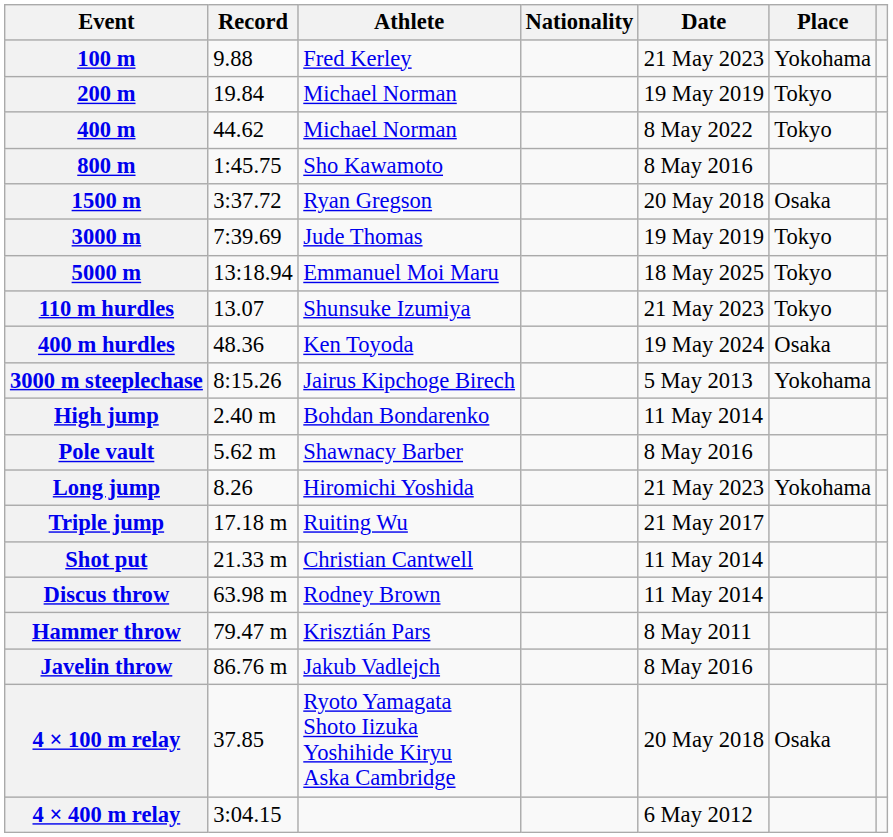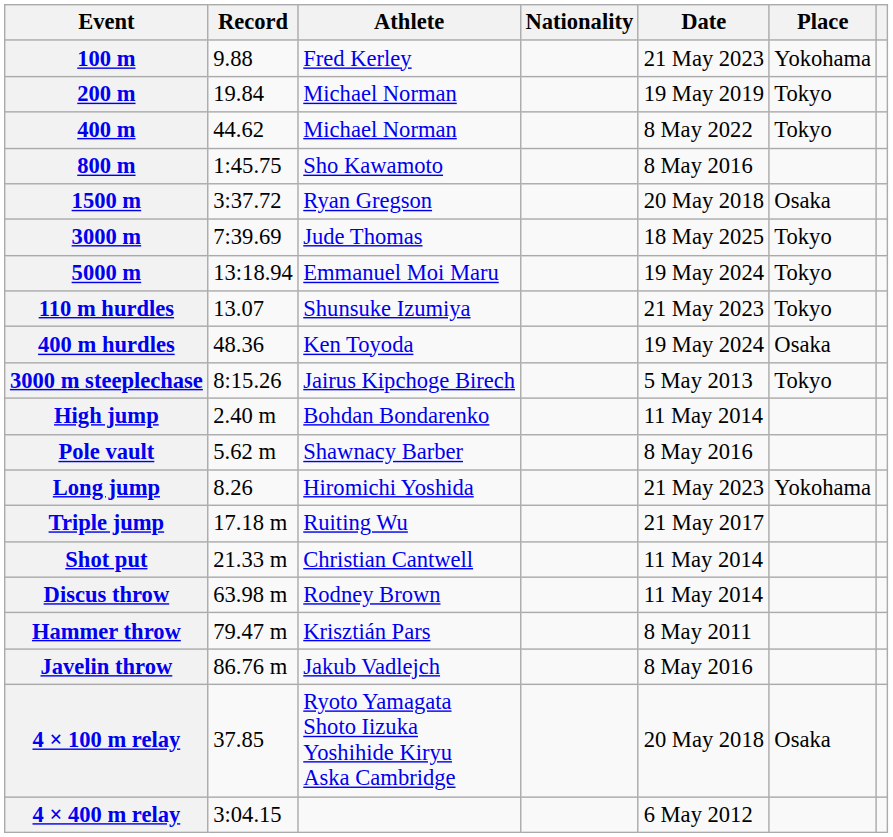(704, 237) 19 May 2019 -> (704, 237) 18 May 2025
(704, 272) 18 May 2025 -> (704, 272) 19 May 2024
(823, 380) Yokohama -> (803, 380) Tokyo
